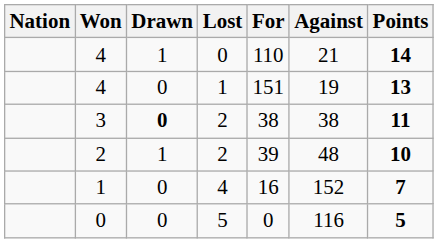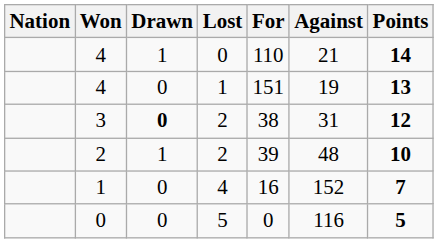(329, 120) 38 -> (329, 120) 31
(401, 120) 11 -> (401, 120) 12
